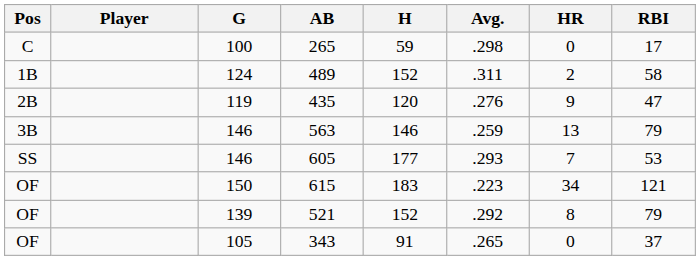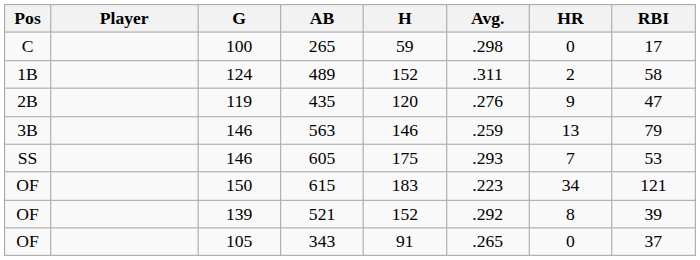(405, 158) 177 -> (405, 158) 175
(653, 213) 79 -> (653, 213) 39
